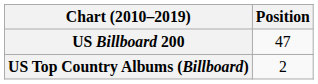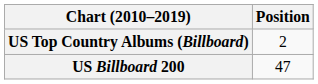rows swapped: (128, 41) <-> (128, 66)
